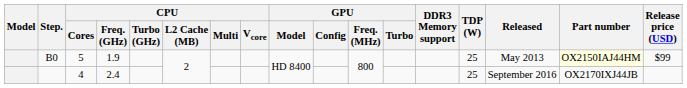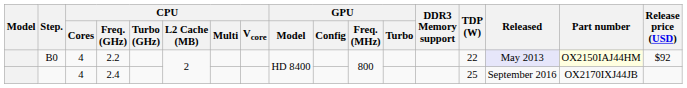(81, 58) 5 -> (81, 58) 4
(113, 58) 1.9 -> (113, 58) 2.2
(472, 58) 25 -> (472, 58) 22
(522, 58) no background -> (522, 58) lavender background
(663, 58) $99 -> (663, 58) $92
